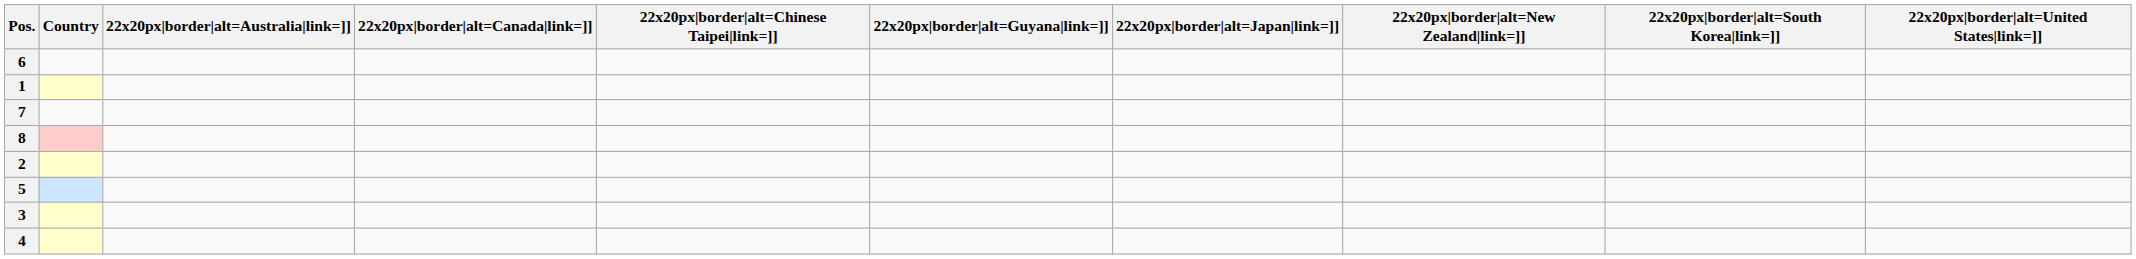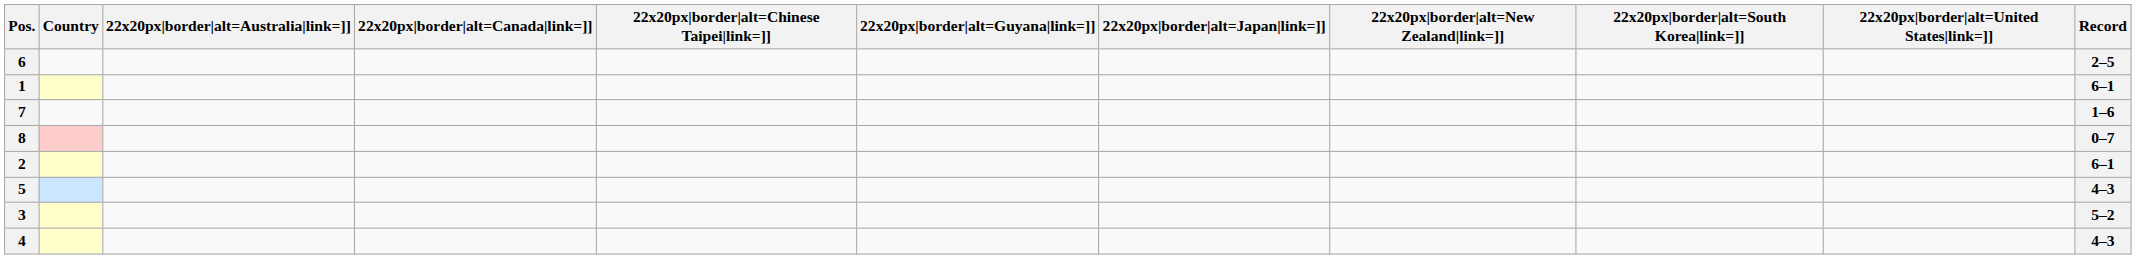+ column: (2103, 26)
